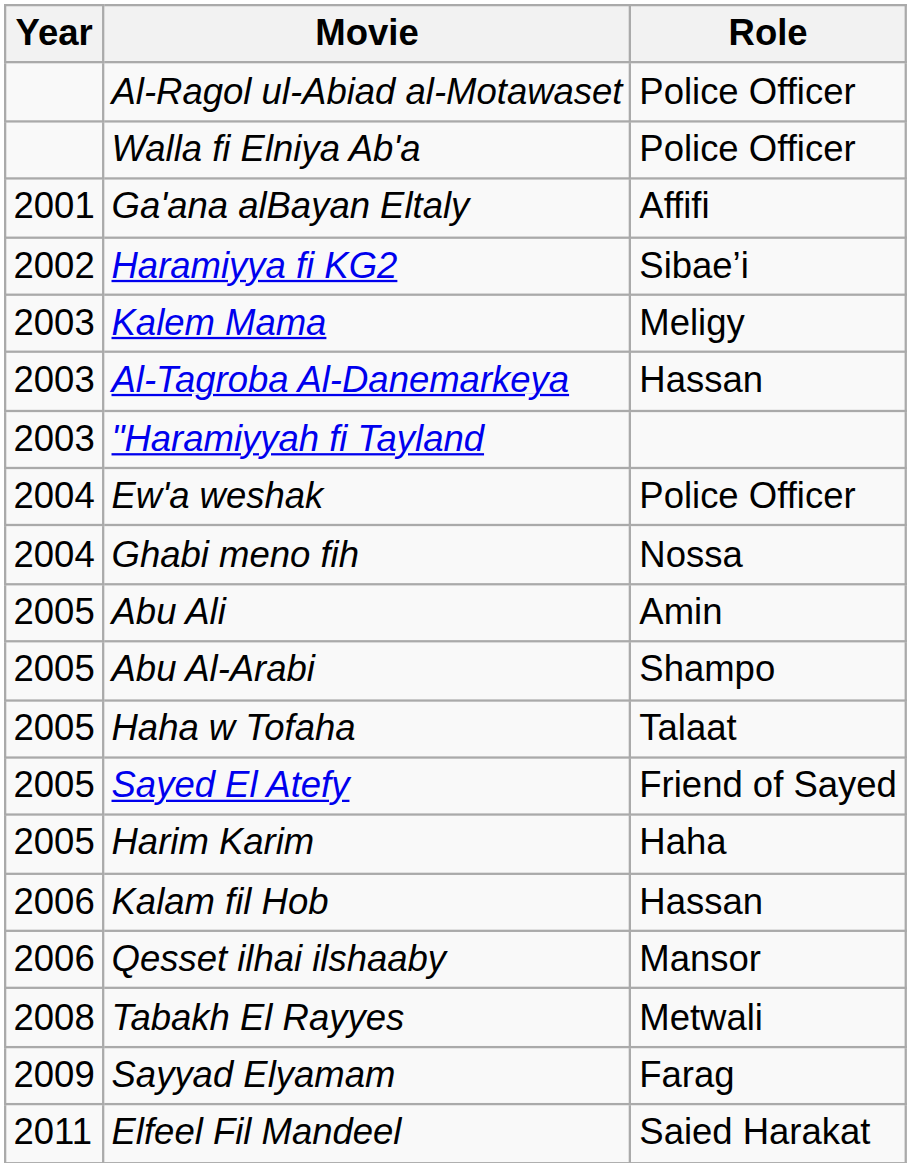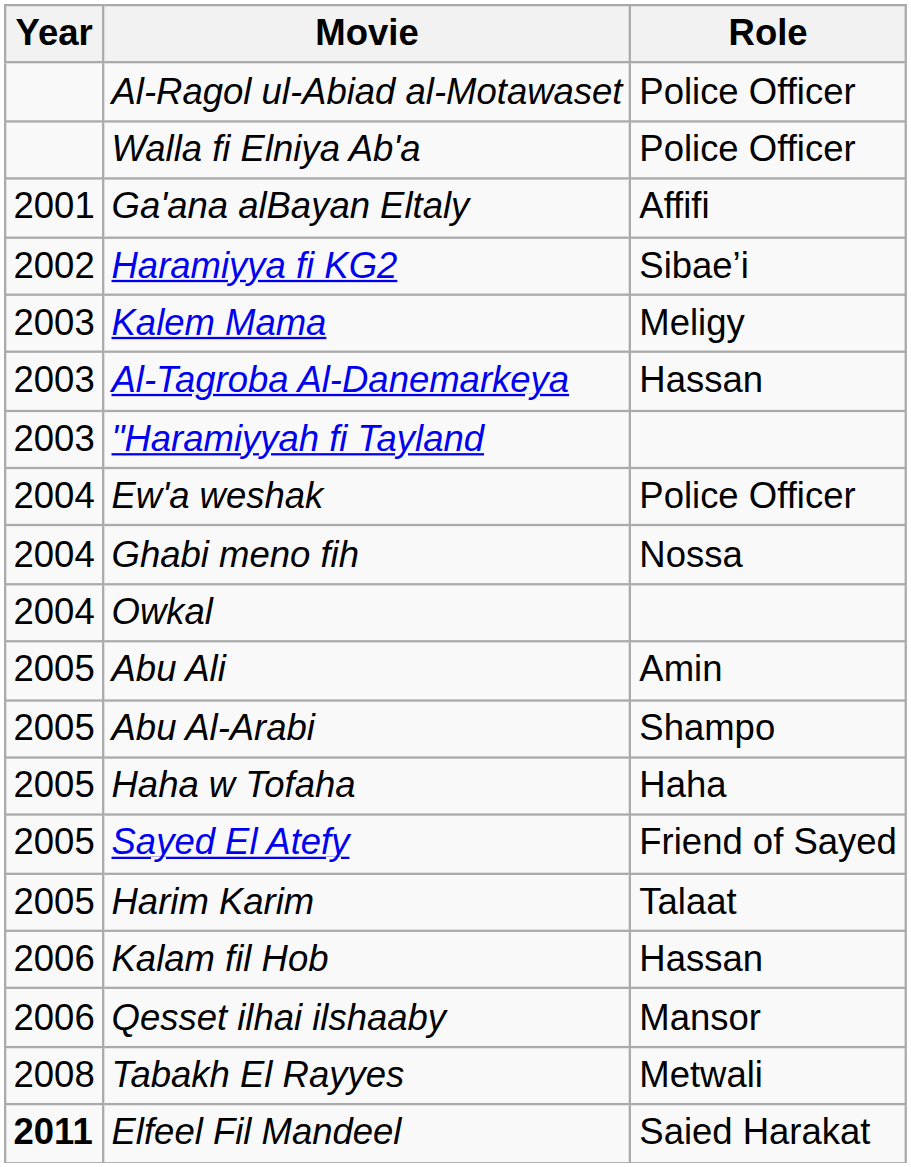+ row: (162, 611)
(688, 727) Talaat -> (683, 785) Haha
(683, 843) Haha -> (688, 901) Talaat
- row: (253, 1074)
(53, 1132) normal -> (53, 1132) bold
